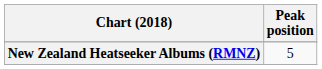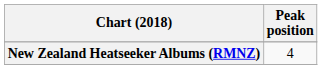(290, 53) 5 -> (290, 53) 4
